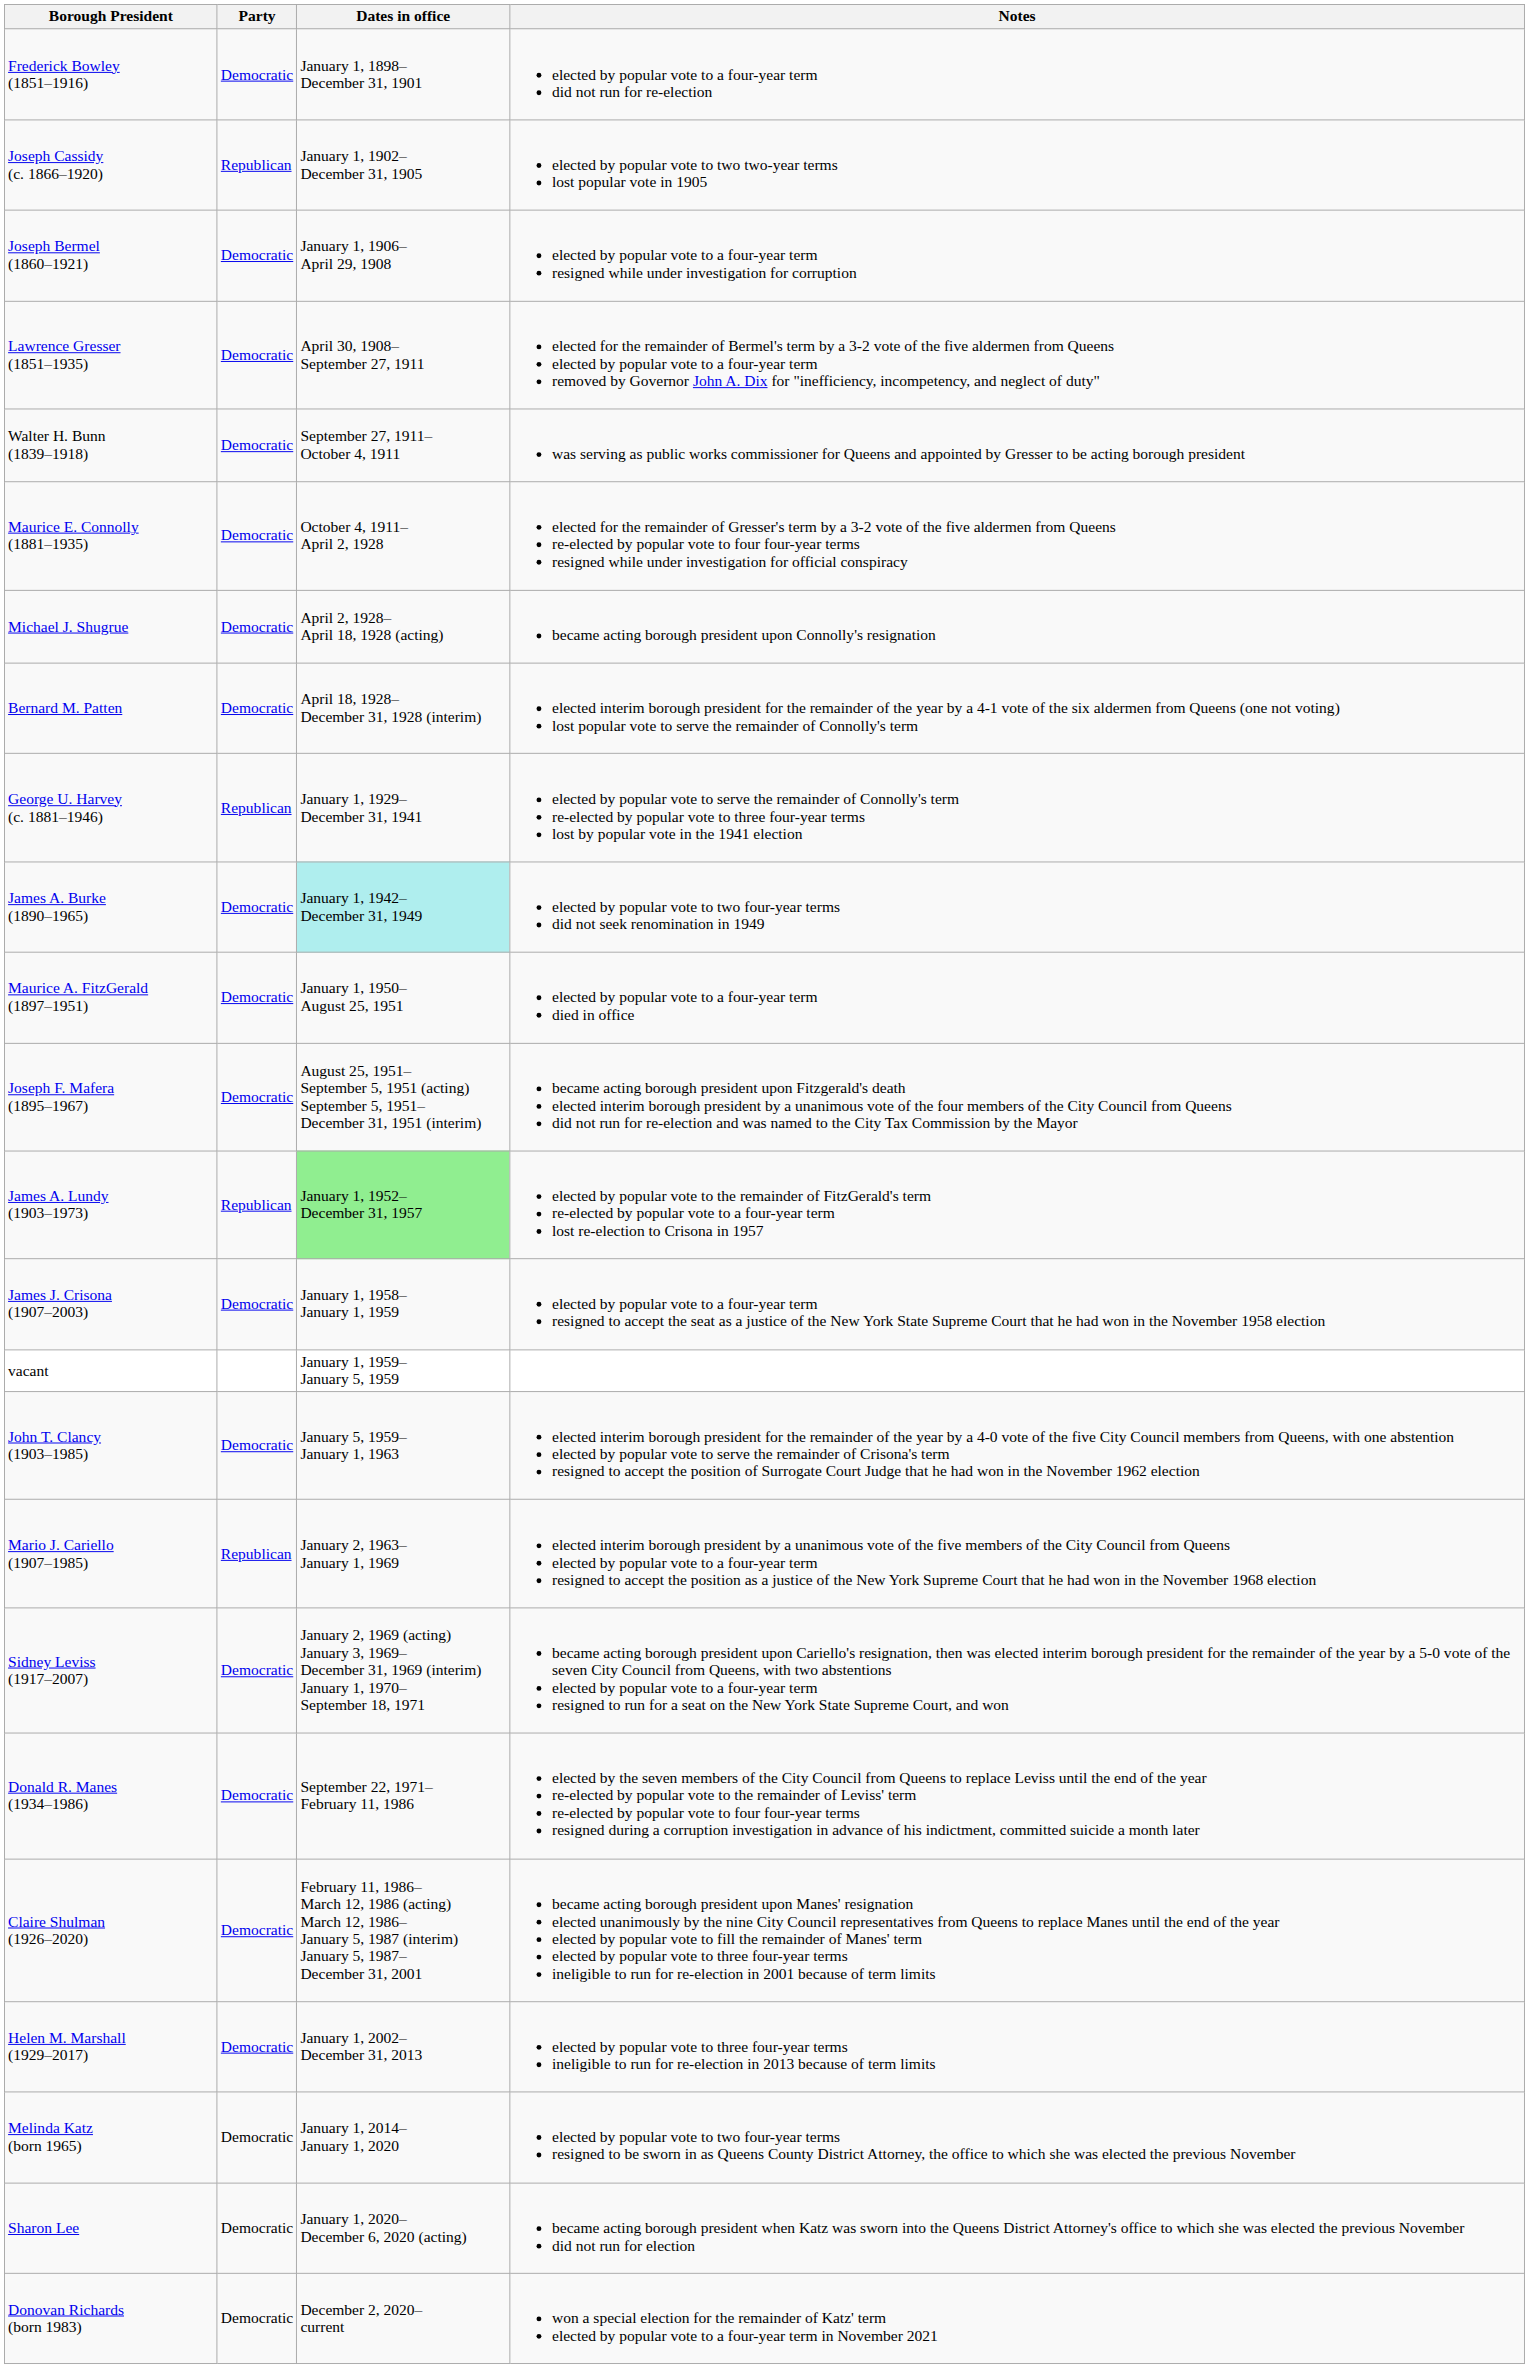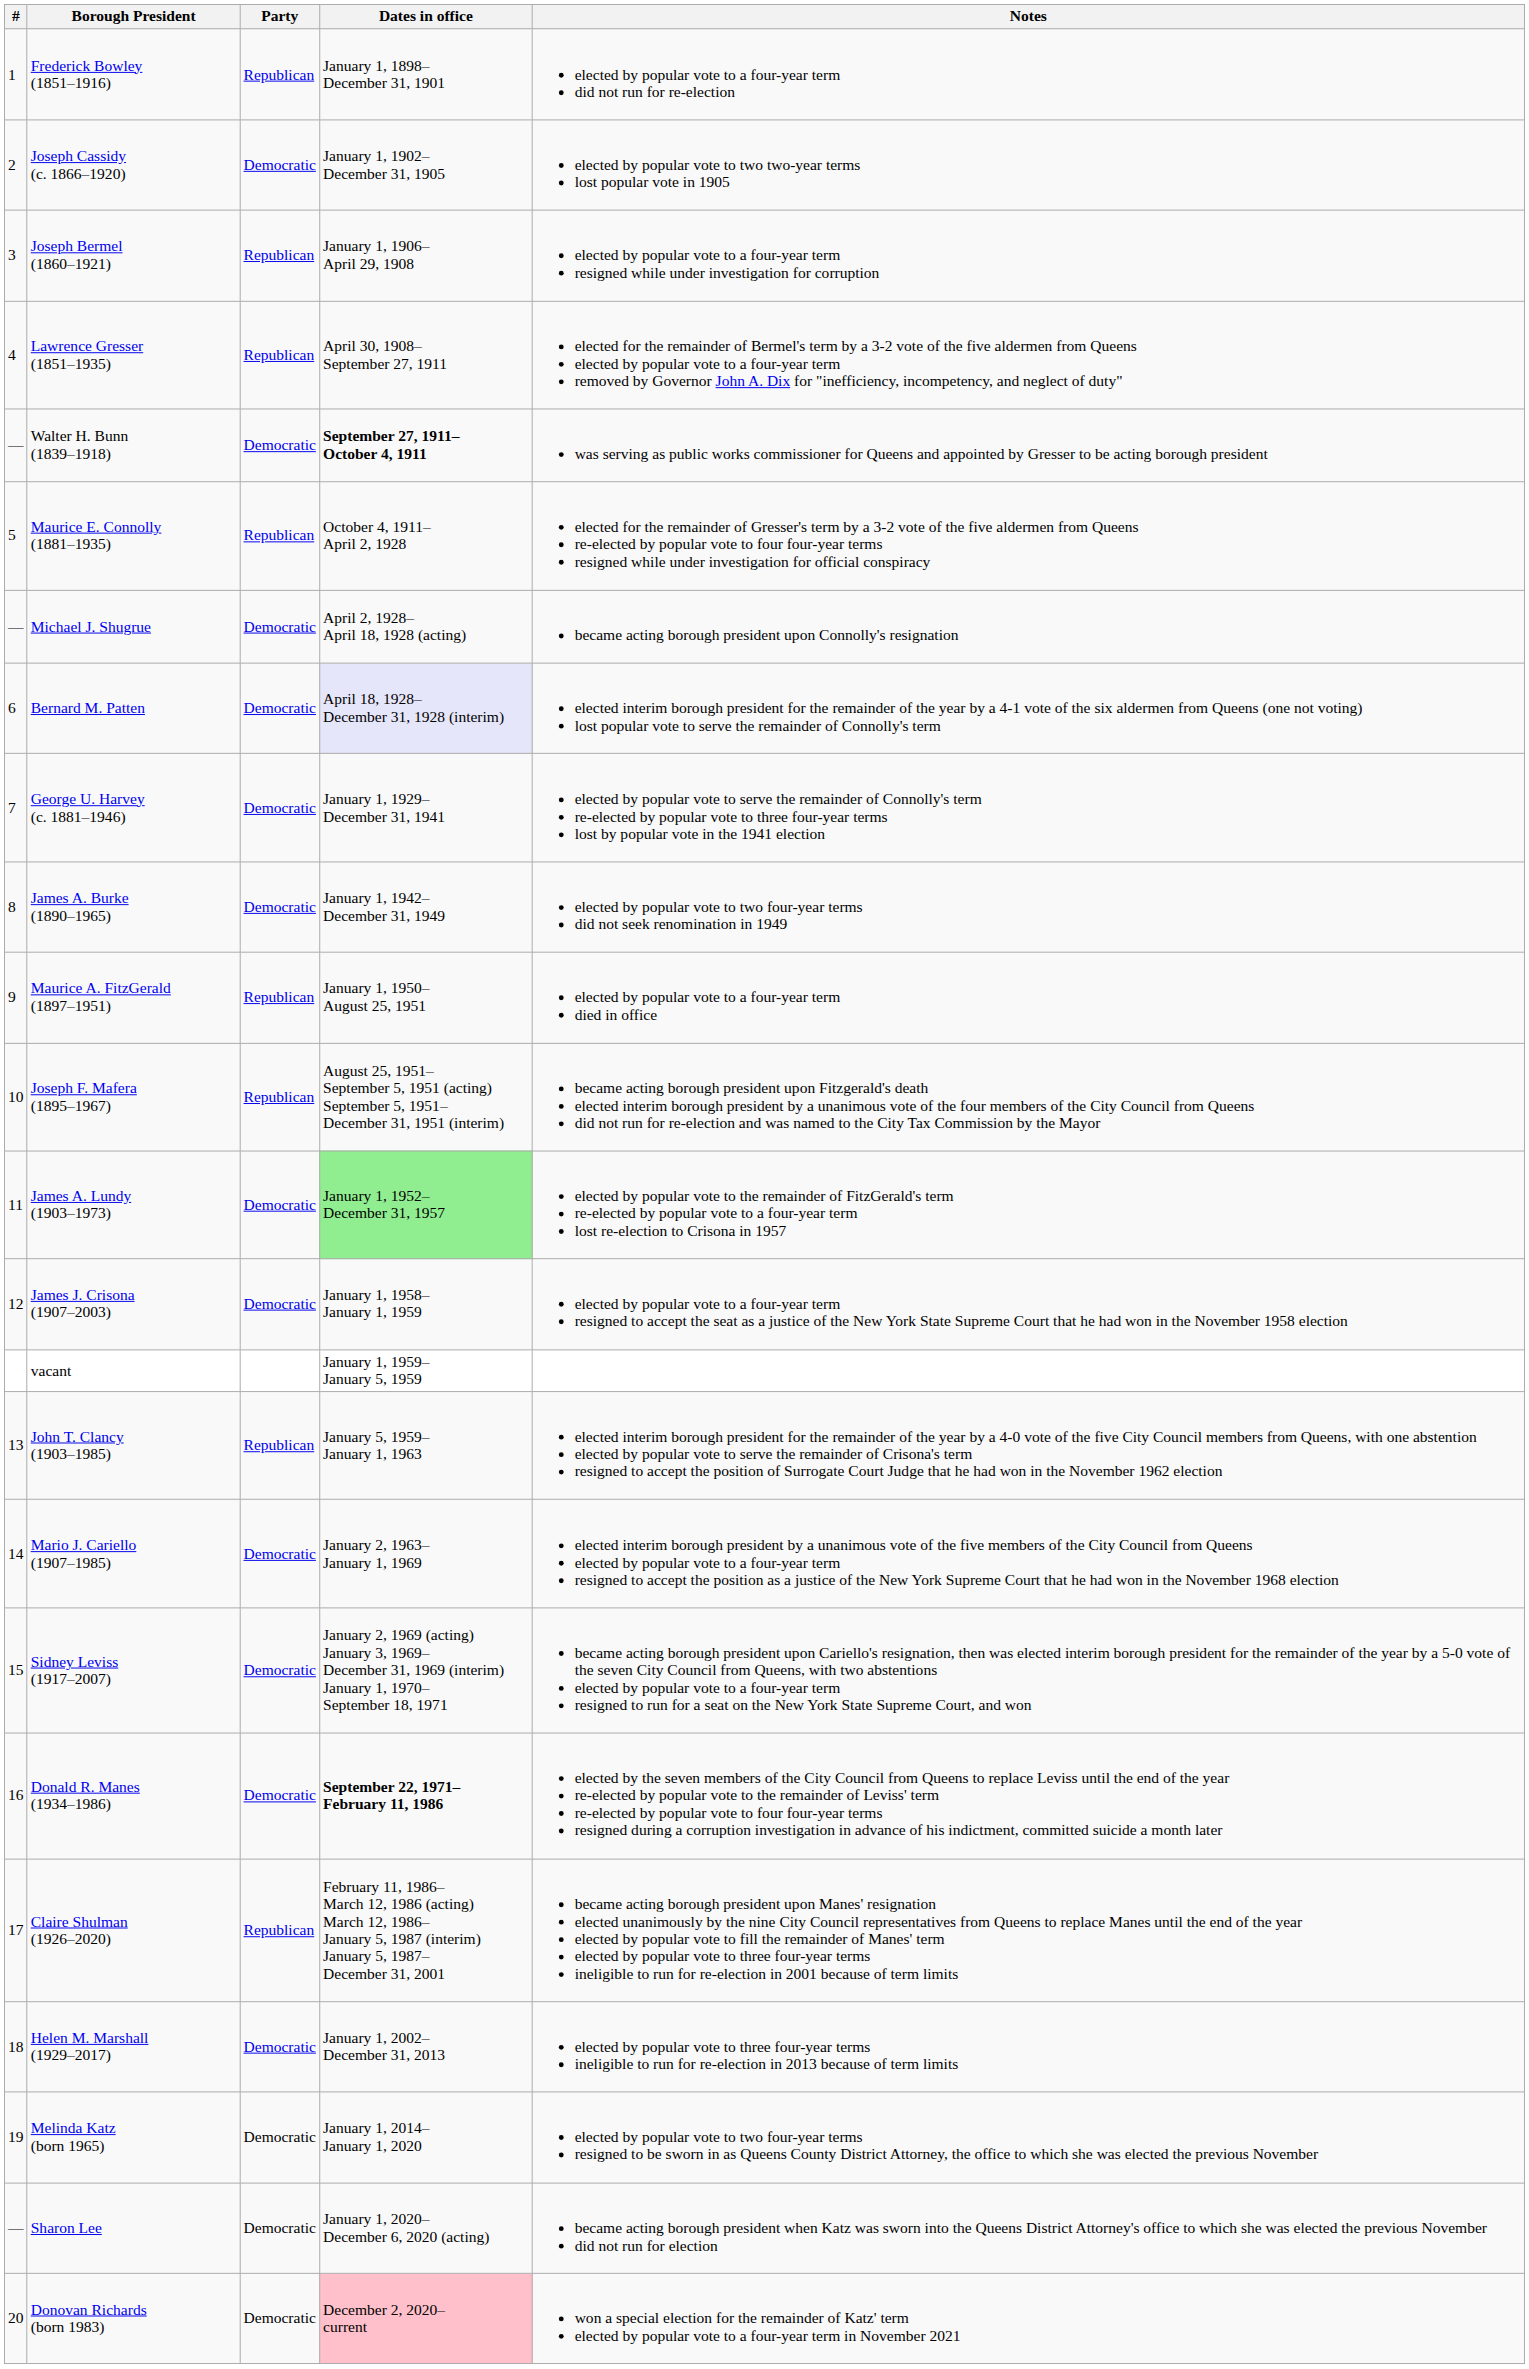+ column: (16, 16)
(257, 74) Democratic -> (279, 74) Republican
(256, 164) Republican -> (280, 164) Democratic
(257, 255) Democratic -> (279, 255) Republican
(257, 354) Democratic -> (279, 354) Republican
(366, 445) normal -> (391, 445) bold
(257, 535) Democratic -> (279, 535) Republican
(391, 708) no background -> (414, 708) lavender background
(256, 807) Republican -> (280, 807) Democratic
(361, 907) paleturquoise background -> (384, 907) no background
(257, 997) Democratic -> (279, 997) Republican
(257, 1096) Democratic -> (279, 1096) Republican
(256, 1204) Republican -> (280, 1204) Democratic
(257, 1445) Democratic -> (279, 1445) Republican
(256, 1553) Republican -> (280, 1553) Democratic
(367, 1795) normal -> (392, 1795) bold
(257, 1930) Democratic -> (279, 1930) Republican
(361, 2318) no background -> (384, 2318) pink background
